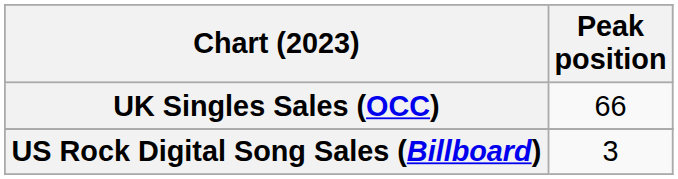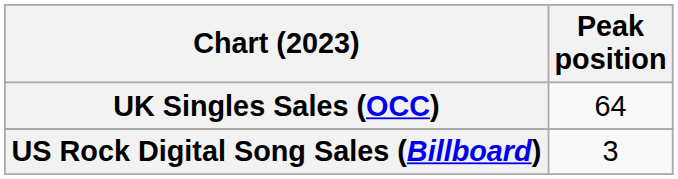(611, 105) 66 -> (611, 105) 64
